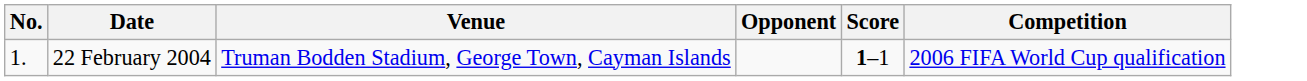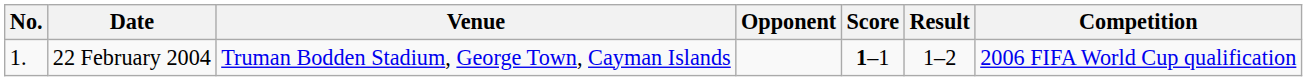+ column: (940, 22)
